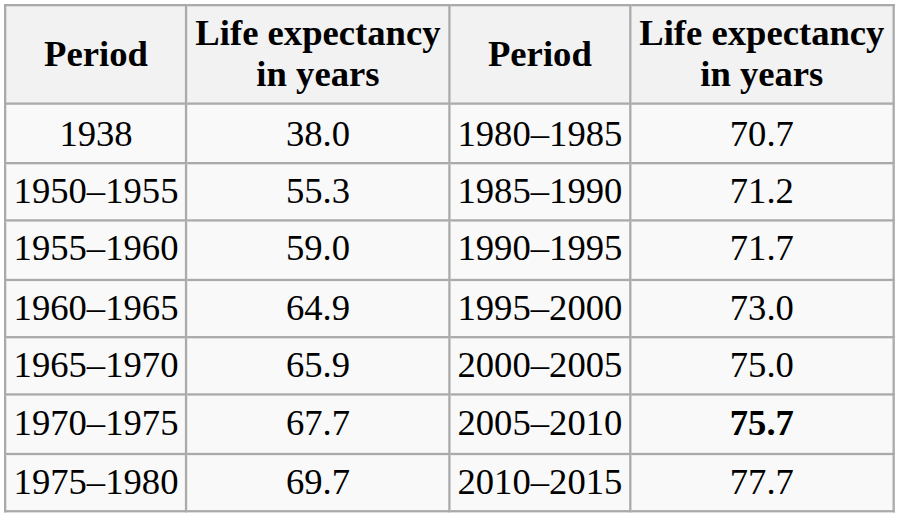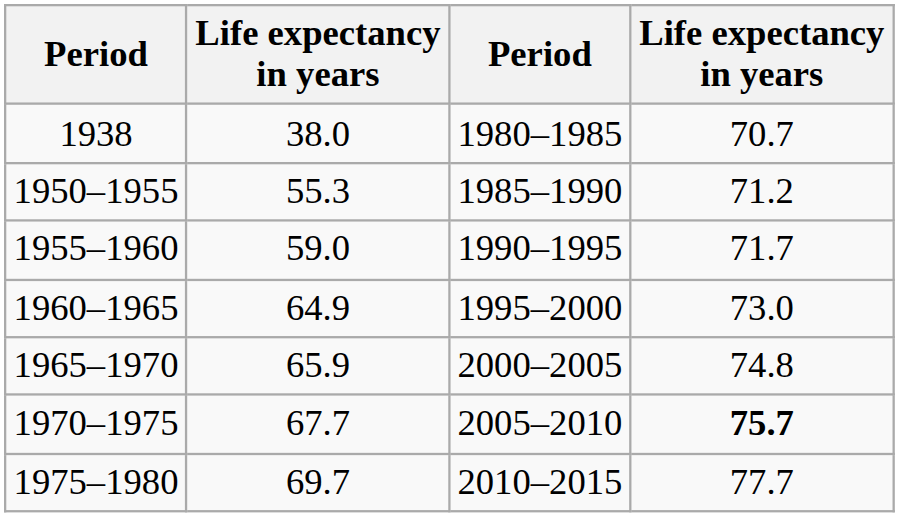(762, 365) 75.0 -> (762, 365) 74.8
